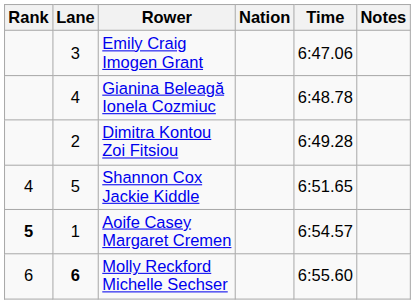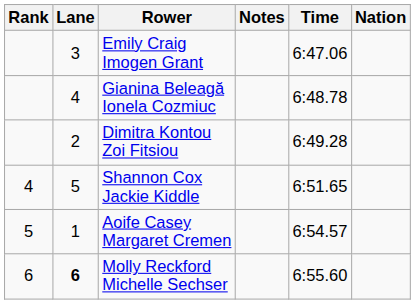columns swapped: (265, 17) <-> (383, 17)
(28, 231) bold -> (28, 231) normal
